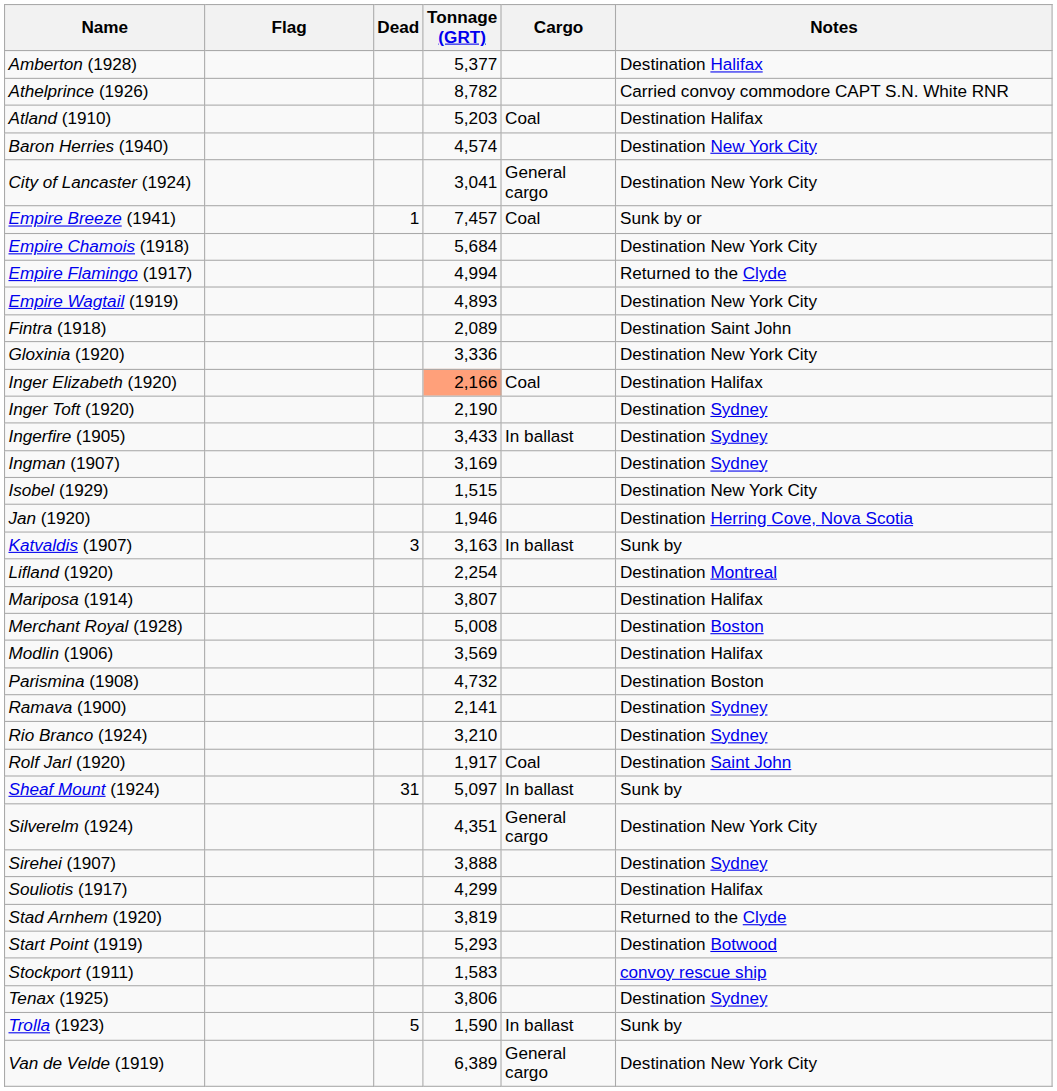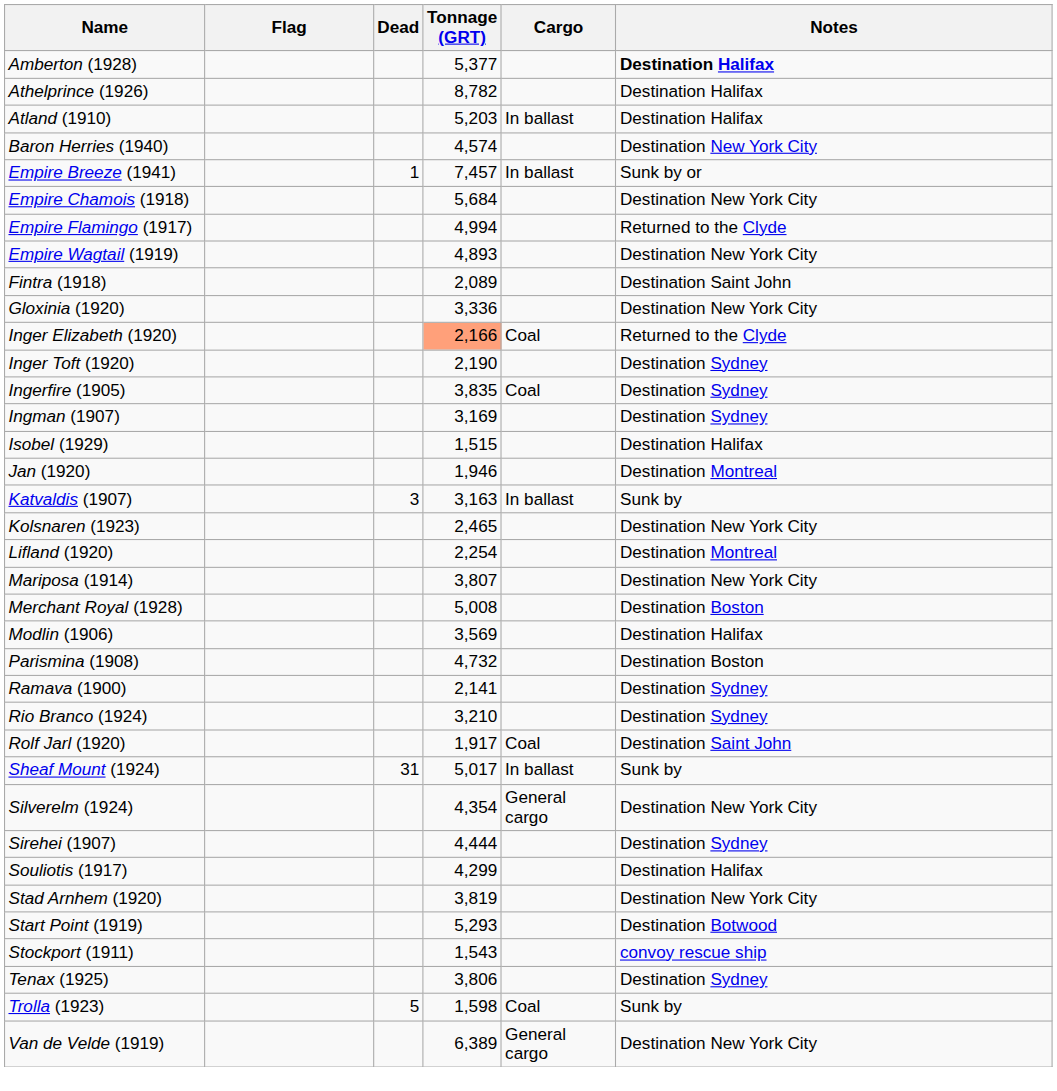(691, 64) normal -> (697, 64) bold
(814, 91) Carried convoy commodore CAPT S.N. White RNR -> (691, 91) Destination Halifax
(523, 118) Coal -> (539, 118) In ballast
- row: (100, 182)
(523, 219) Coal -> (539, 173) In ballast
(691, 382) Destination Halifax -> (703, 335) Returned to the Clyde
(476, 436) 3,433 -> (476, 390) 3,835
(539, 436) In ballast -> (523, 390) Coal
(718, 491) Destination New York City -> (691, 444) Destination Halifax
(767, 518) Destination Herring Cove, Nova Scotia -> (698, 471) Destination Montreal
+ row: (74, 526)
(691, 599) Destination Halifax -> (718, 580) Destination New York City
(476, 789) 5,097 -> (476, 770) 5,017
(476, 826) 4,351 -> (476, 807) 4,354
(476, 863) 3,888 -> (476, 843) 4,444
(703, 917) Returned to the Clyde -> (718, 898) Destination New York City
(476, 971) 1,583 -> (476, 952) 1,543
(476, 1026) 1,590 -> (476, 1006) 1,598
(539, 1026) In ballast -> (523, 1006) Coal
